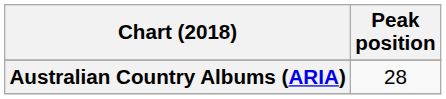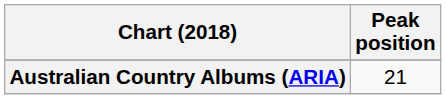(395, 76) 28 -> (395, 76) 21
